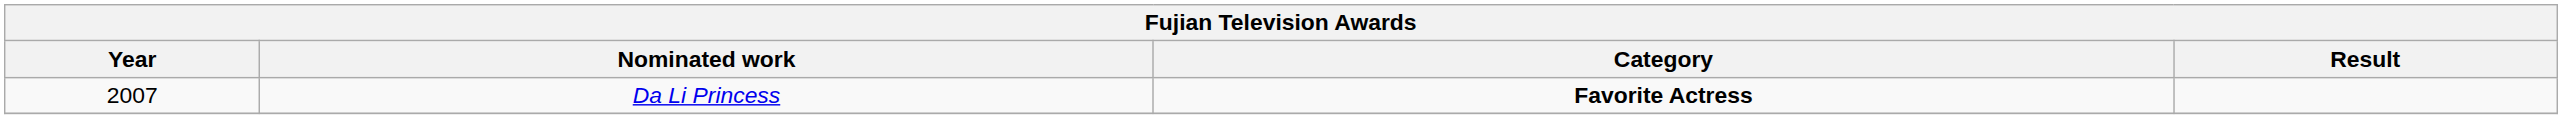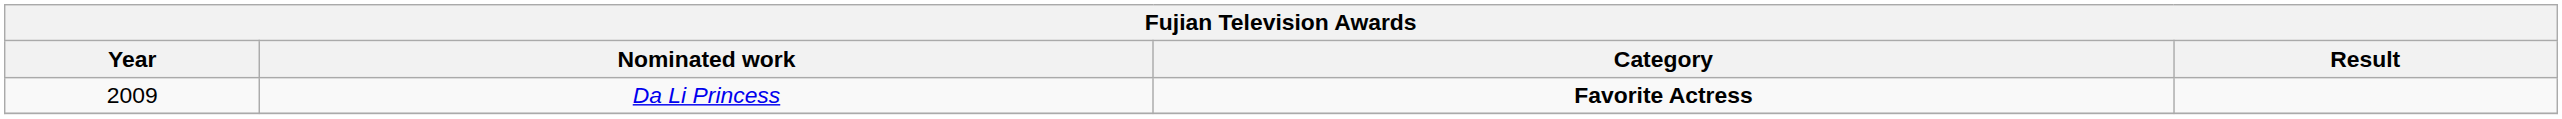(132, 95) 2007 -> (132, 95) 2009
